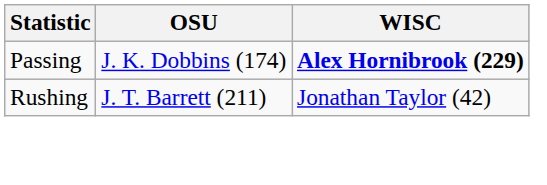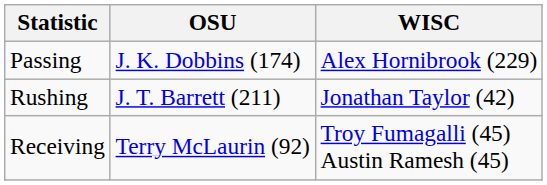(410, 60) bold -> (429, 60) normal
+ row: (57, 147)
